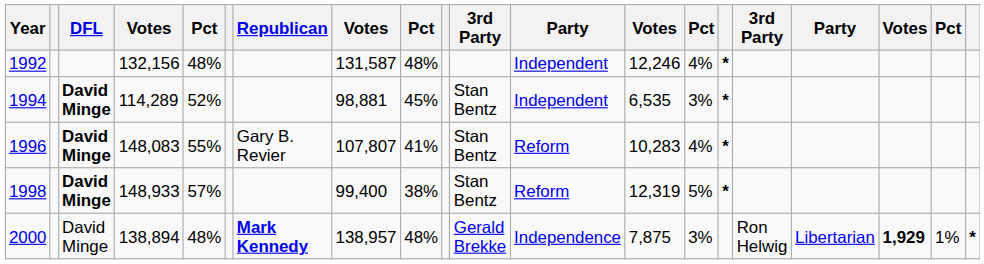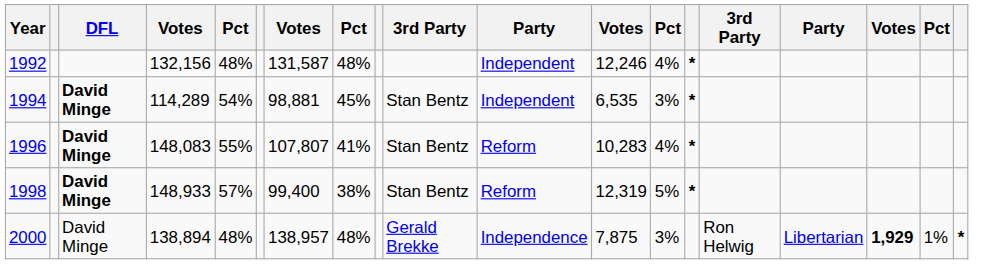- column: (282, 27)
(204, 100) 52% -> (235, 100) 54%
